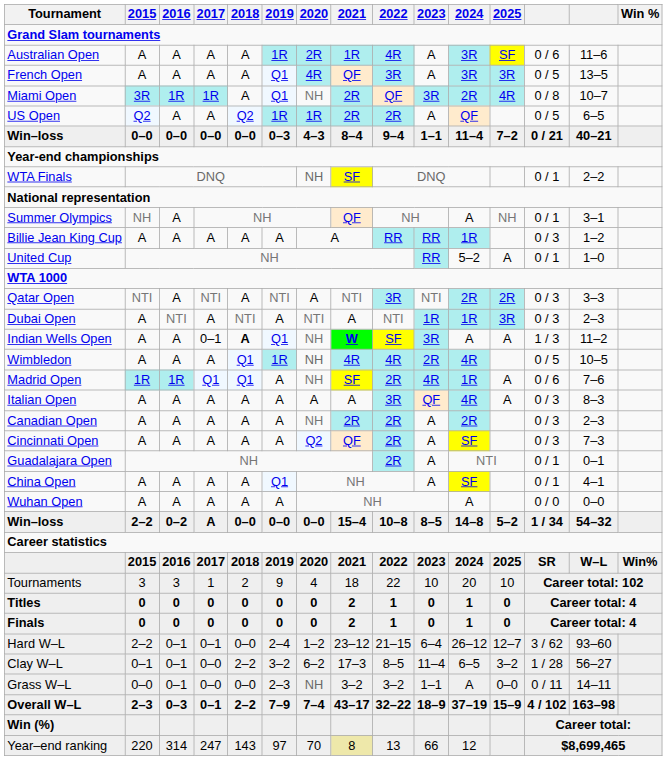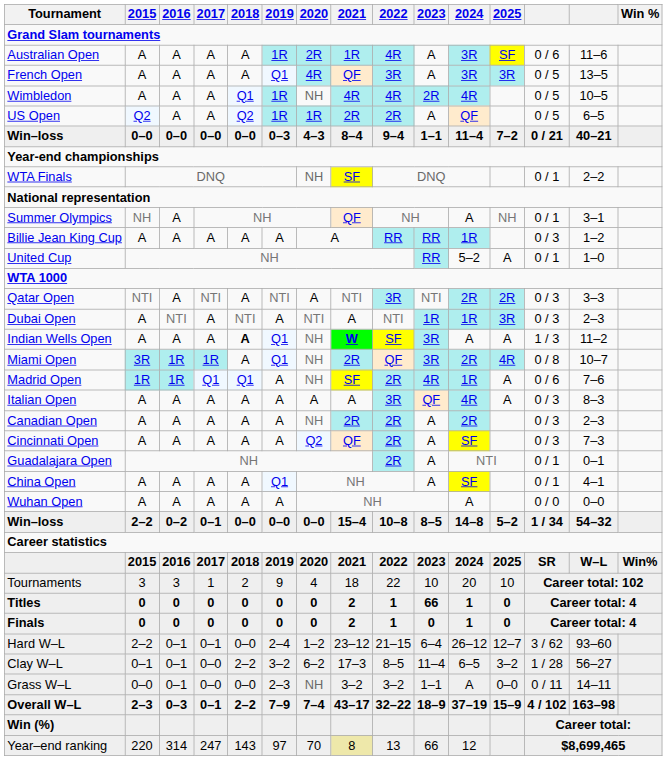rows swapped: (39, 359) <-> (42, 95)
(211, 339) 0–1 -> (211, 339) A
(211, 522) A -> (211, 522) 0–1
(431, 603) 0 -> (431, 603) 66
